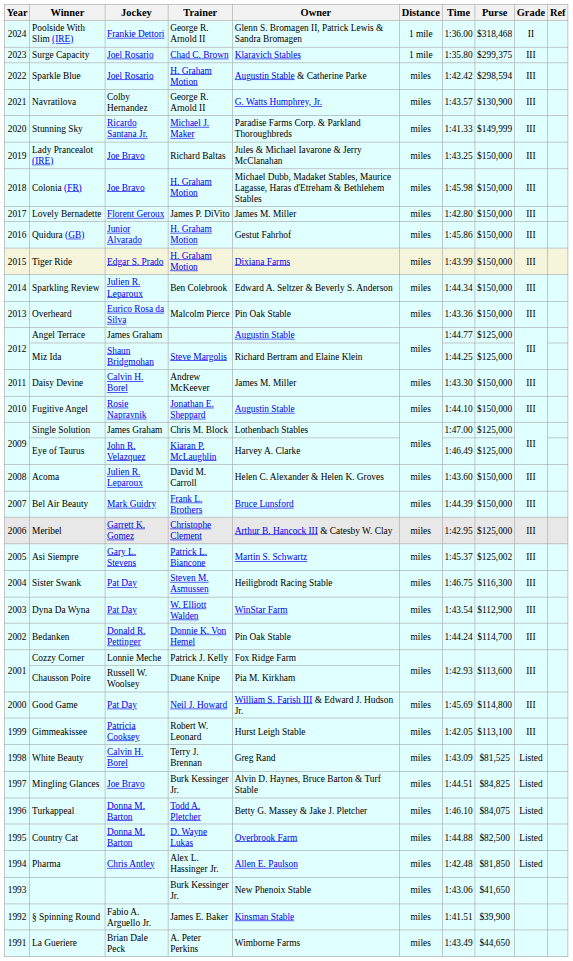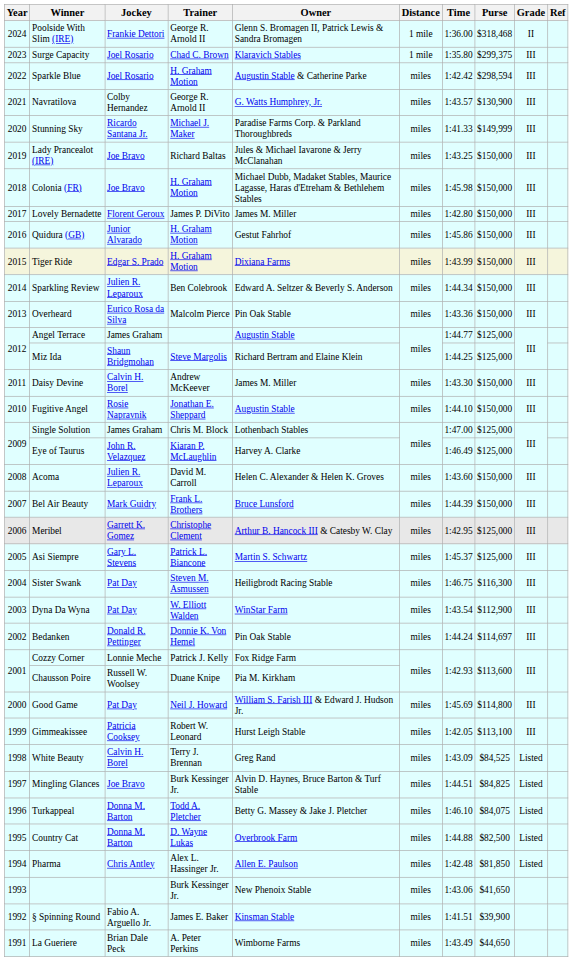(495, 557) $125,002 -> (495, 557) $125,000
(495, 636) $114,700 -> (495, 636) $114,697
(495, 758) $81,525 -> (495, 758) $84,525
